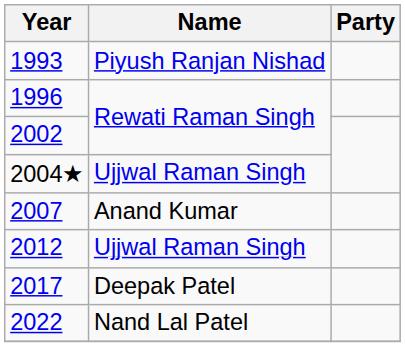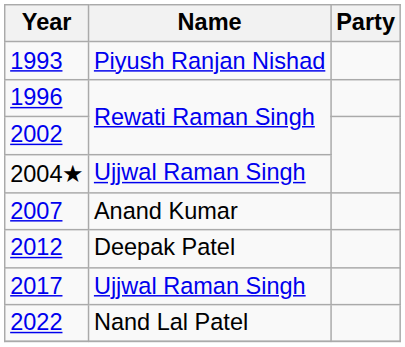(200, 248) Ujjwal Raman Singh -> (165, 248) Deepak Patel
(165, 285) Deepak Patel -> (200, 285) Ujjwal Raman Singh
